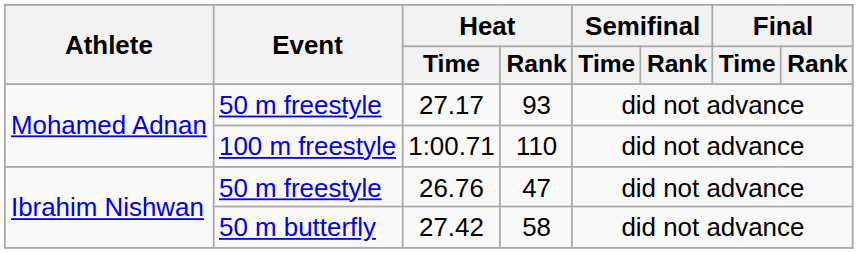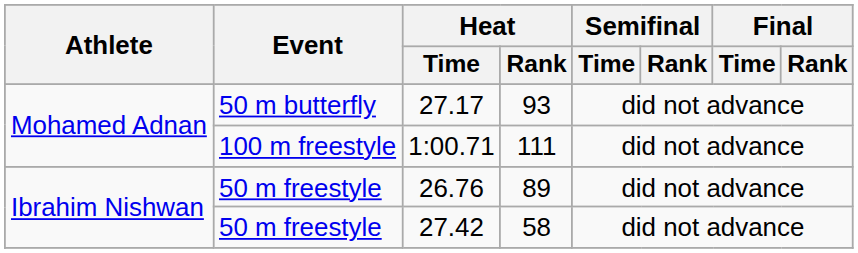(300, 105) 50 m freestyle -> (297, 105) 50 m butterfly
(537, 146) 110 -> (537, 146) 111
(537, 187) 47 -> (537, 187) 89
(297, 228) 50 m butterfly -> (300, 228) 50 m freestyle
